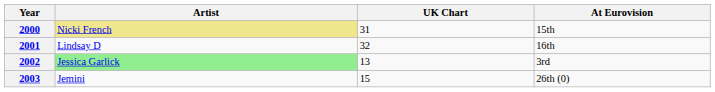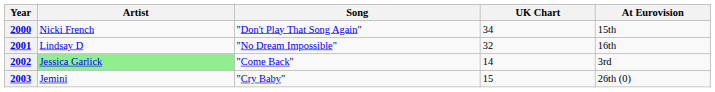+ column: (357, 12)
(84, 29) khaki background -> (67, 29) no background
(365, 29) 31 -> (488, 29) 34
(365, 62) 13 -> (488, 62) 14
